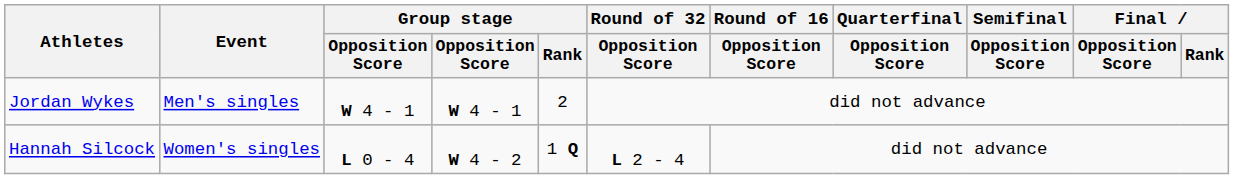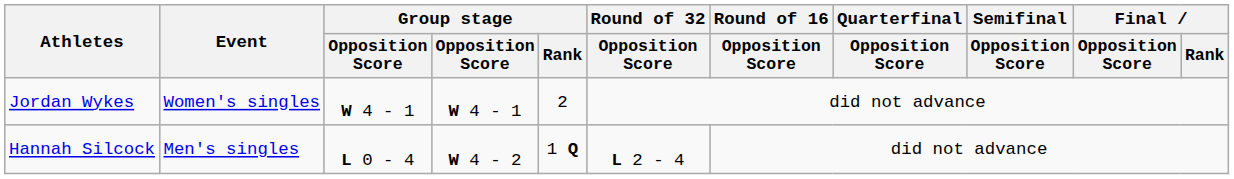(231, 102) Men's singles -> (242, 102) Women's singles
(242, 150) Women's singles -> (231, 150) Men's singles
